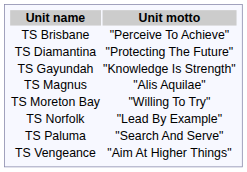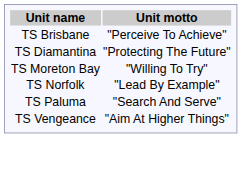- row: (55, 68)
- row: (55, 85)
